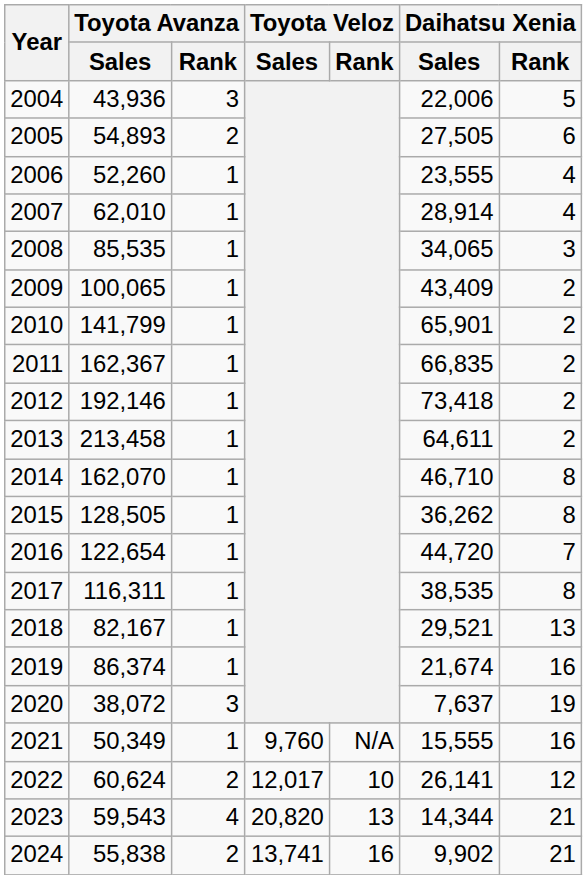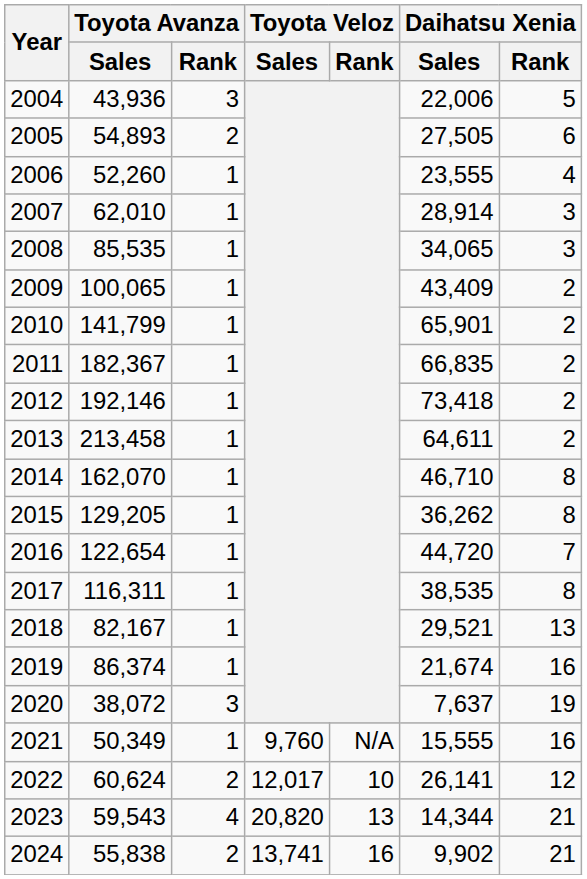(569, 212) 4 -> (569, 212) 3
(123, 363) 162,367 -> (123, 363) 182,367
(123, 514) 128,505 -> (123, 514) 129,205
